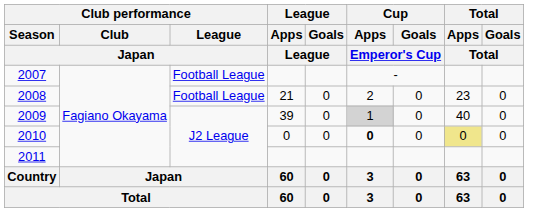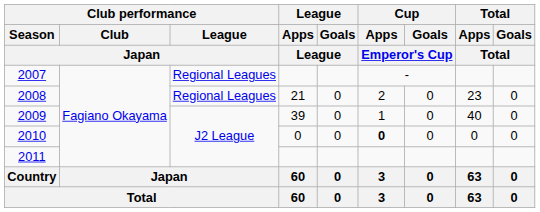(219, 75) Football League -> (224, 75) Regional Leagues
(219, 95) Football League -> (224, 95) Regional Leagues
(370, 116) lightgrey background -> (382, 116) no background
(463, 136) khaki background -> (474, 136) no background
